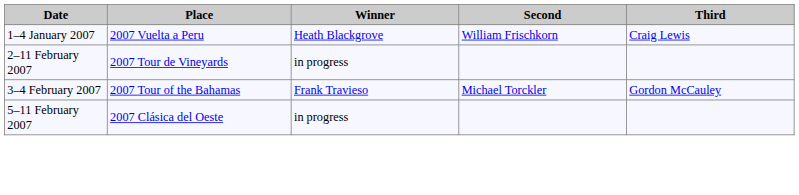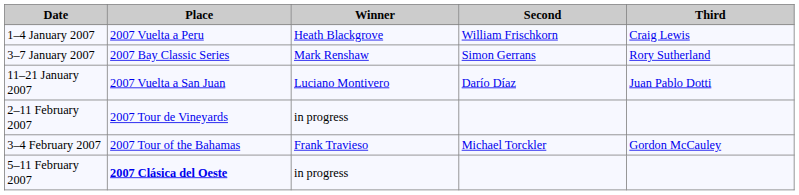+ row: (51, 55)
+ row: (43, 82)
(167, 117) normal -> (169, 172) bold
